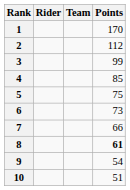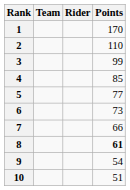columns swapped: (49, 12) <-> (78, 12)
(115, 45) 112 -> (115, 45) 110
(118, 95) 75 -> (118, 95) 77
